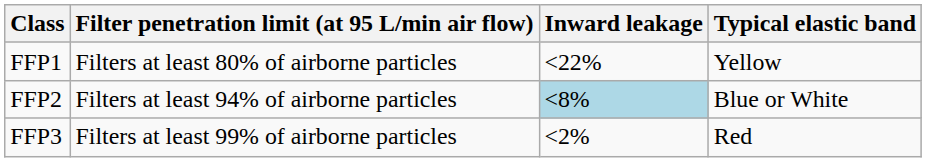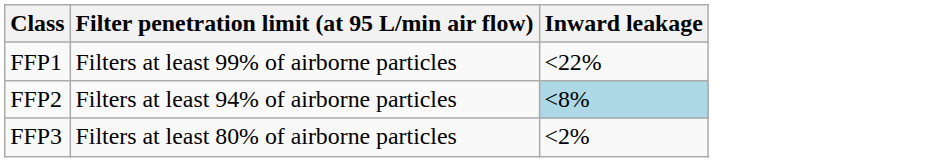- column: (815, 23)
(266, 61) Filters at least 80% of airborne particles -> (266, 61) Filters at least 99% of airborne particles
(266, 136) Filters at least 99% of airborne particles -> (266, 136) Filters at least 80% of airborne particles
